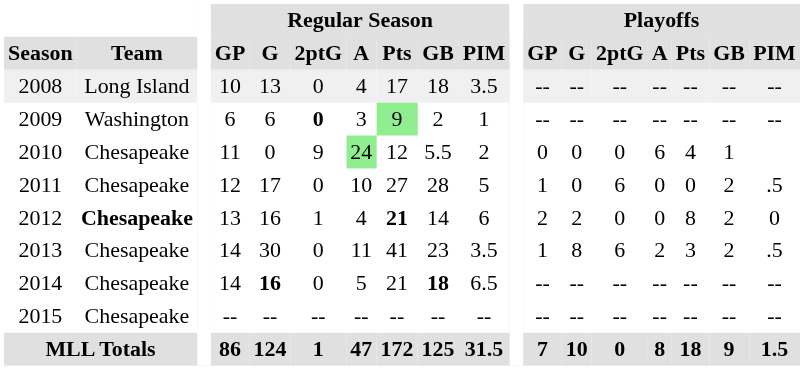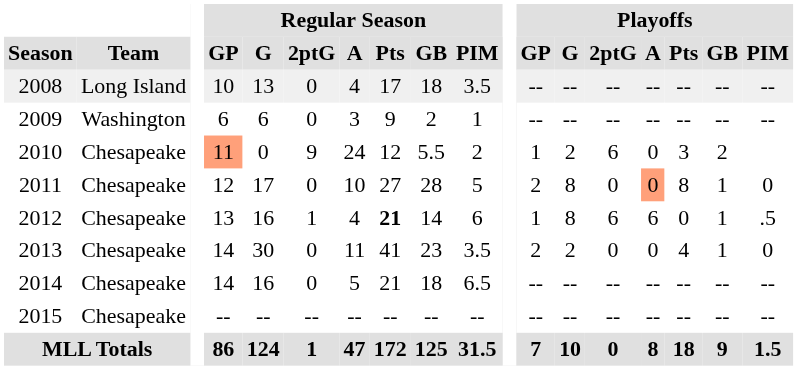(318, 118) bold -> (312, 118) normal
(397, 118) lightgreen background -> (390, 118) no background
(230, 151) no background -> (223, 151) lightsalmon background
(361, 151) lightgreen background -> (355, 151) no background
(542, 151) 0 -> (536, 151) 1
(577, 151) 0 -> (570, 151) 2
(620, 151) 0 -> (613, 151) 6
(660, 151) 6 -> (653, 151) 0
(690, 151) 4 -> (684, 151) 3
(729, 151) 1 -> (722, 151) 2
(542, 184) 1 -> (536, 184) 2
(577, 184) 0 -> (570, 184) 8
(620, 184) 6 -> (613, 184) 0
(660, 184) no background -> (653, 184) lightsalmon background
(690, 184) 0 -> (684, 184) 8
(729, 184) 2 -> (722, 184) 1
(774, 184) .5 -> (768, 184) 0
(137, 217) bold -> (134, 217) normal
(542, 217) 2 -> (536, 217) 1
(577, 217) 2 -> (570, 217) 8
(620, 217) 0 -> (613, 217) 6
(660, 217) 0 -> (653, 217) 6
(690, 217) 8 -> (684, 217) 0
(729, 217) 2 -> (722, 217) 1
(774, 217) 0 -> (768, 217) .5
(542, 250) 1 -> (536, 250) 2
(577, 250) 8 -> (570, 250) 2
(620, 250) 6 -> (613, 250) 0
(660, 250) 2 -> (653, 250) 0
(690, 250) 3 -> (684, 250) 4
(729, 250) 2 -> (722, 250) 1
(774, 250) .5 -> (768, 250) 0
(270, 283) bold -> (263, 283) normal
(438, 283) bold -> (431, 283) normal
